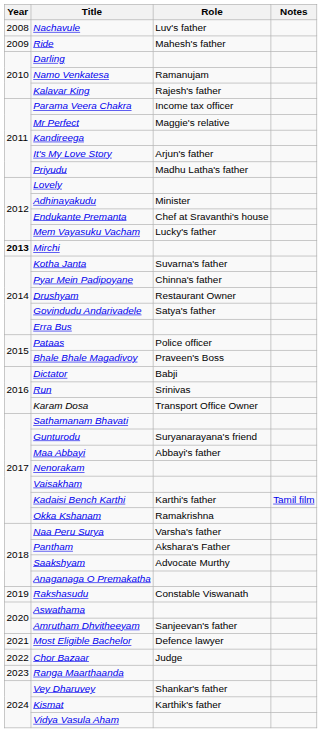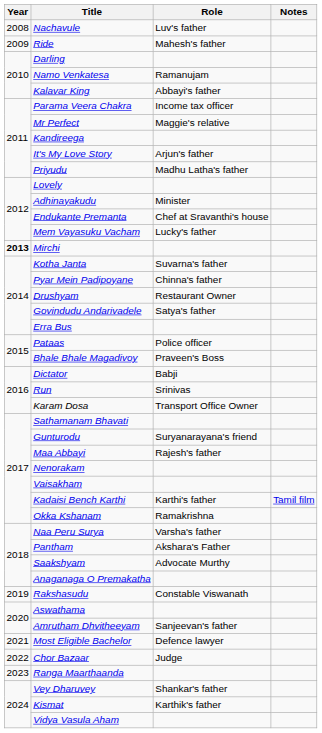(188, 91) Rajesh's father -> (188, 91) Abbayi's father
(188, 452) Abbayi's father -> (188, 452) Rajesh's father
